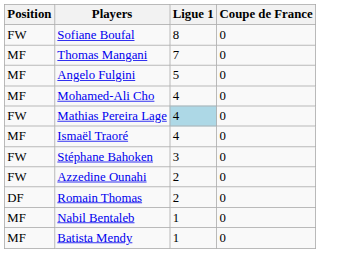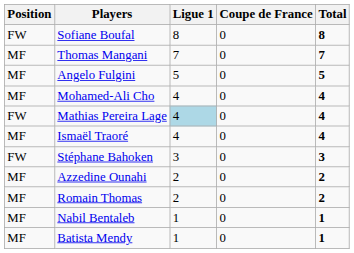+ column: (333, 14)
(17, 177) FW -> (17, 177) MF
(16, 197) DF -> (17, 197) MF
